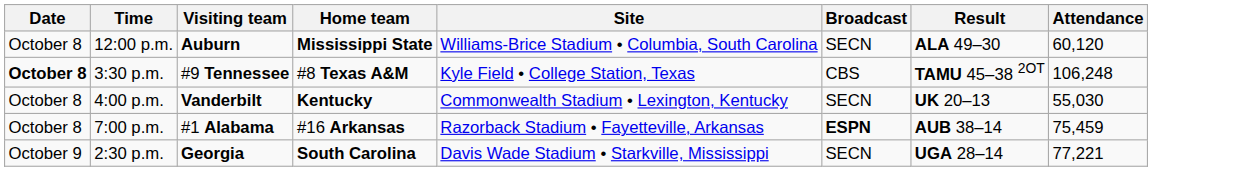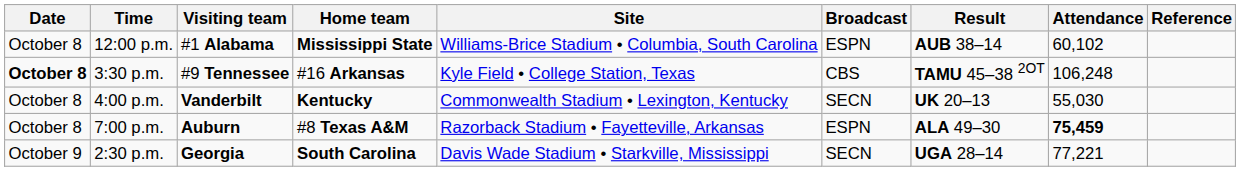+ column: (1192, 18)
(211, 44) Auburn -> (227, 44) #1 Alabama
(849, 44) SECN -> (848, 44) ESPN
(958, 44) ALA 49–30 -> (959, 44) AUB 38–14
(1078, 44) 60,120 -> (1078, 44) 60,102
(353, 73) #8 Texas A&M -> (351, 73) #16 Arkansas
(227, 127) #1 Alabama -> (211, 127) Auburn
(351, 127) #16 Arkansas -> (353, 127) #8 Texas A&M
(848, 127) bold -> (848, 127) normal
(959, 127) AUB 38–14 -> (958, 127) ALA 49–30
(1078, 127) normal -> (1078, 127) bold
